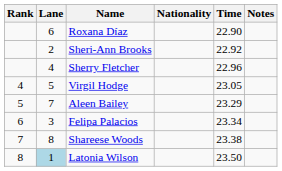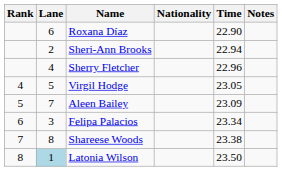(229, 49) 22.92 -> (229, 49) 22.94
(229, 103) 23.29 -> (229, 103) 23.09
